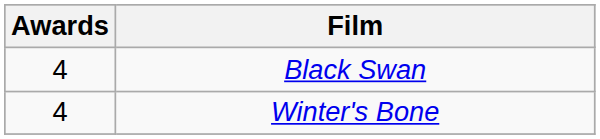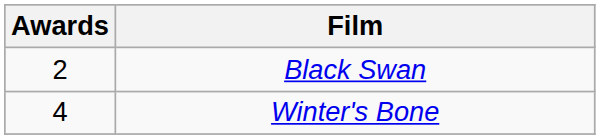(60, 69) 4 -> (60, 69) 2
